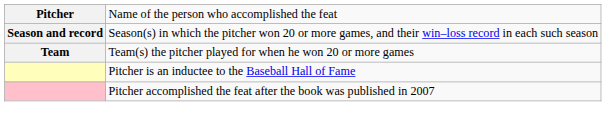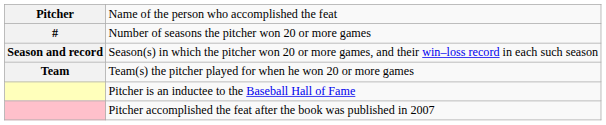+ row: (240, 33)
